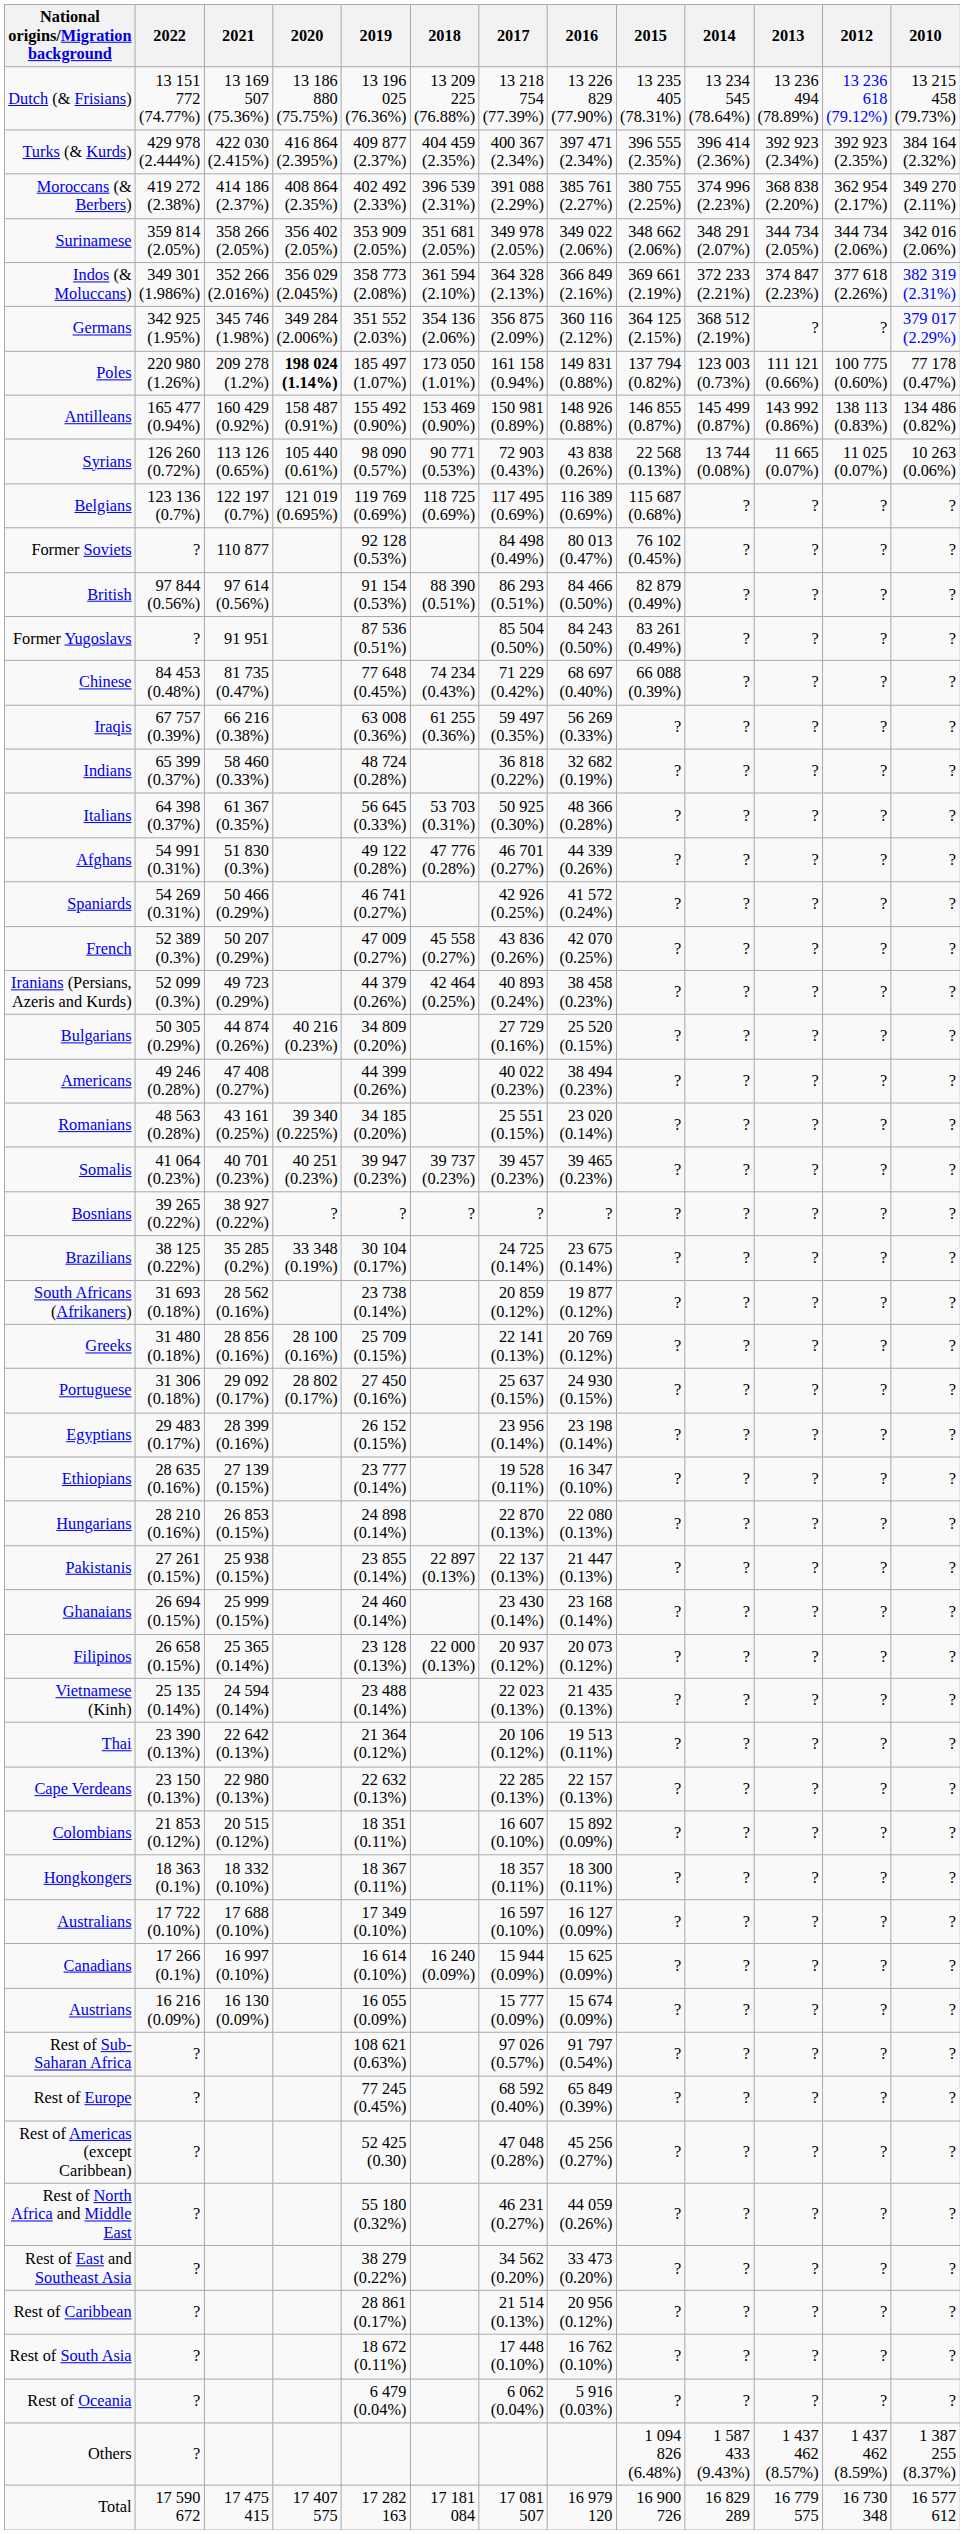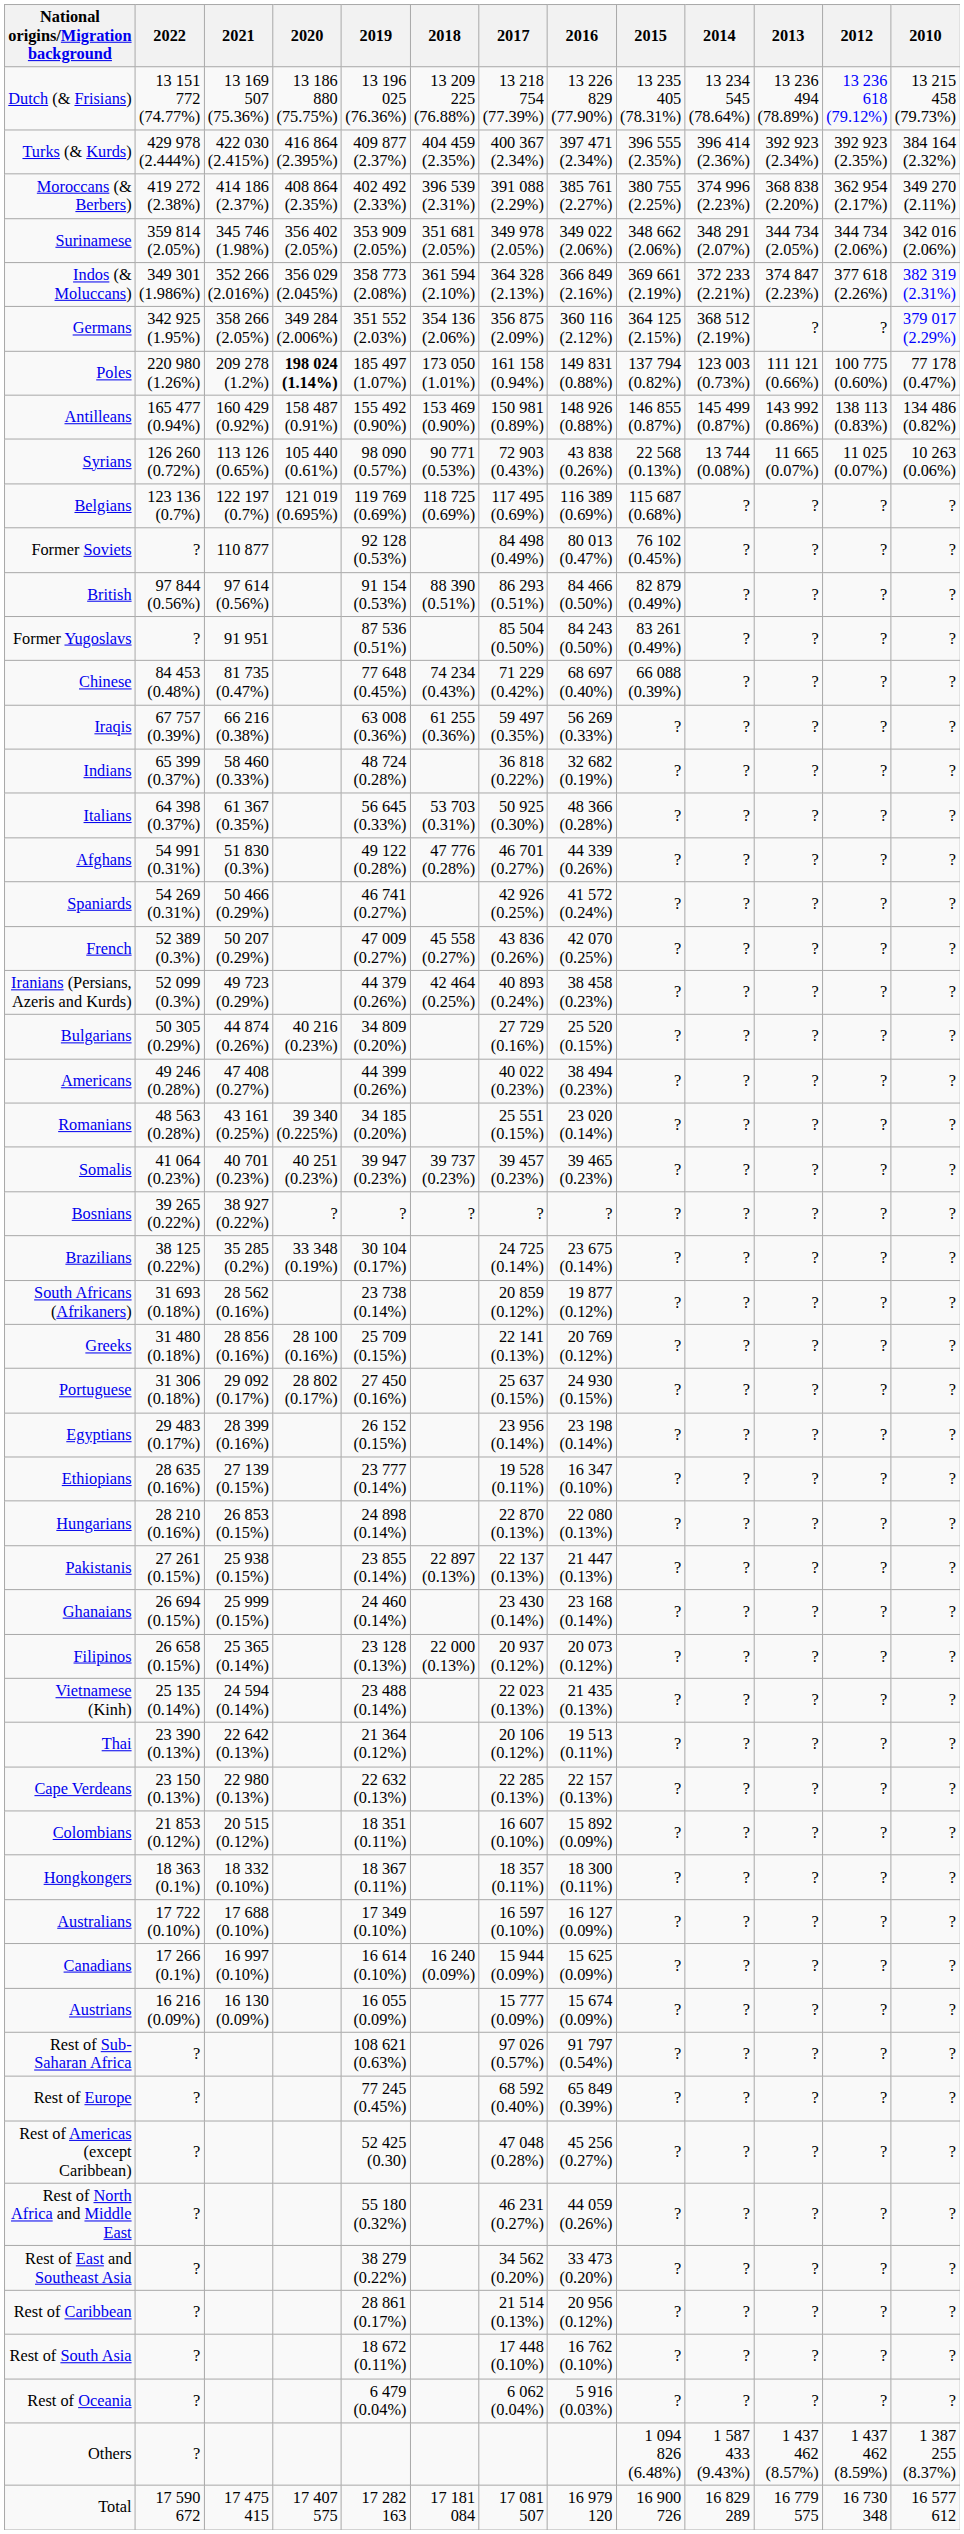(242, 240) 358 266 (2.05%) -> (242, 240) 345 746 (1.98%)
(242, 328) 345 746 (1.98%) -> (242, 328) 358 266 (2.05%)
